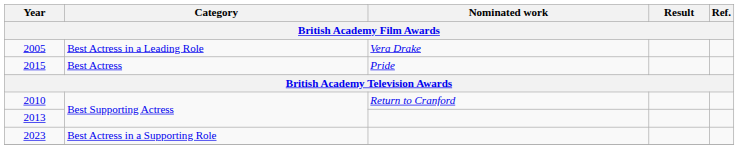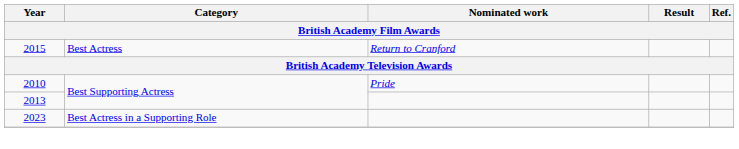- row: (34, 48)
(383, 65) Pride -> (413, 48) Return to Cranford
(413, 100) Return to Cranford -> (383, 83) Pride
